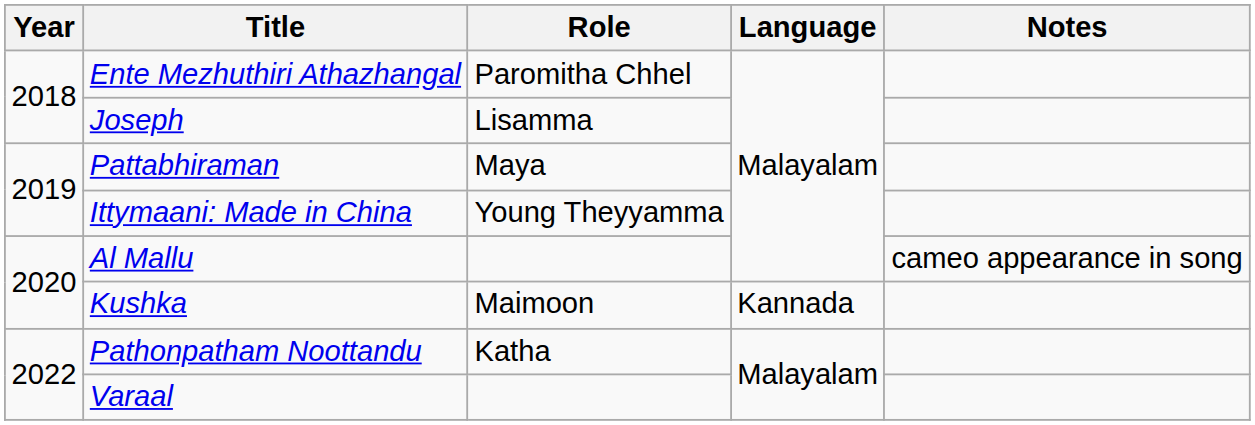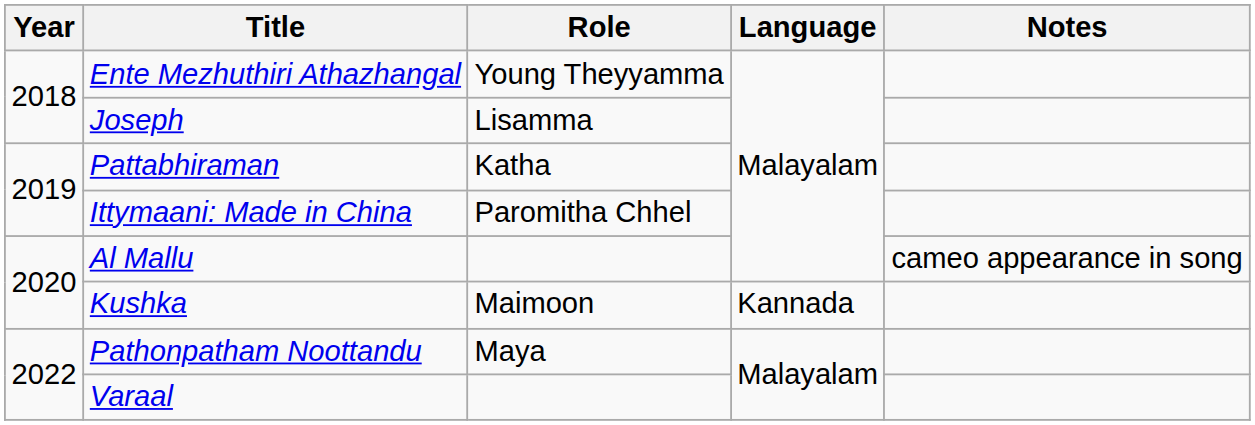(583, 73) Paromitha Chhel -> (599, 73) Young Theyyamma
(510, 166) Maya -> (513, 166) Katha
(599, 212) Young Theyyamma -> (583, 212) Paromitha Chhel
(513, 350) Katha -> (510, 350) Maya
